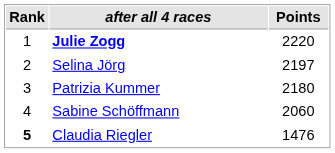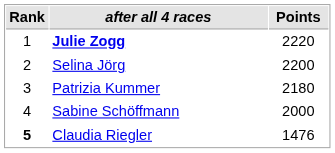(298, 65) 2197 -> (298, 65) 2200
(298, 112) 2060 -> (298, 112) 2000
